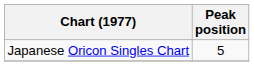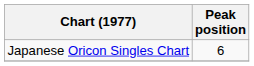(221, 50) 5 -> (221, 50) 6
